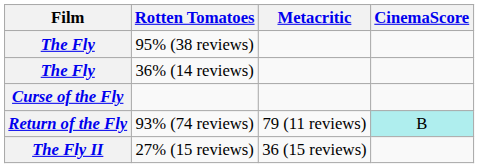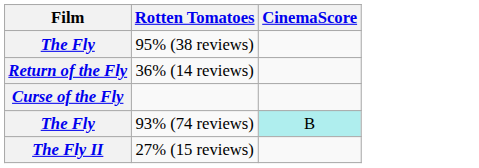- column: (314, 17)
(68, 70) The Fly -> (68, 70) Return of the Fly
(68, 123) Return of the Fly -> (68, 123) The Fly
